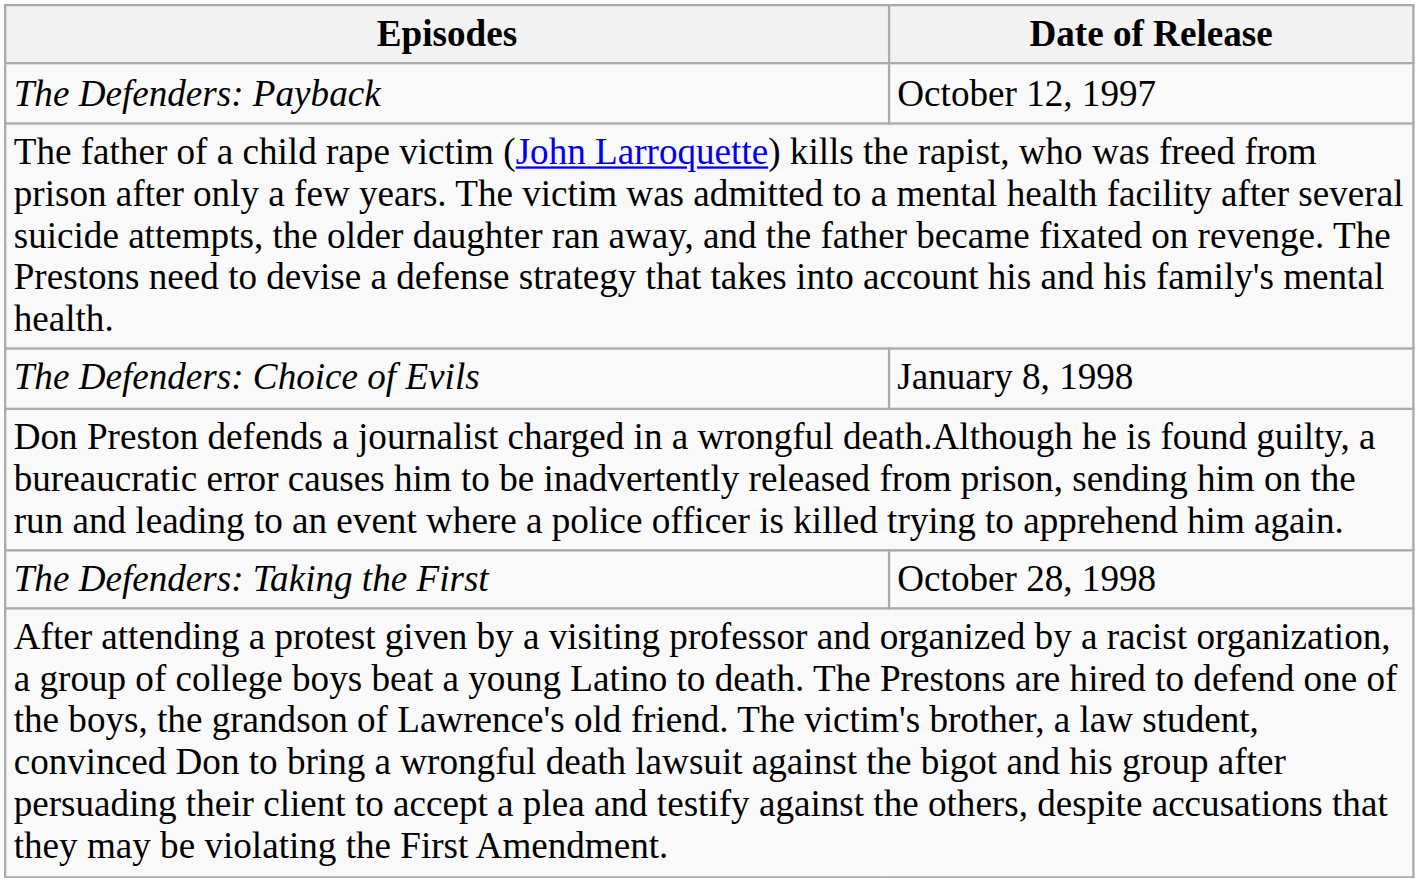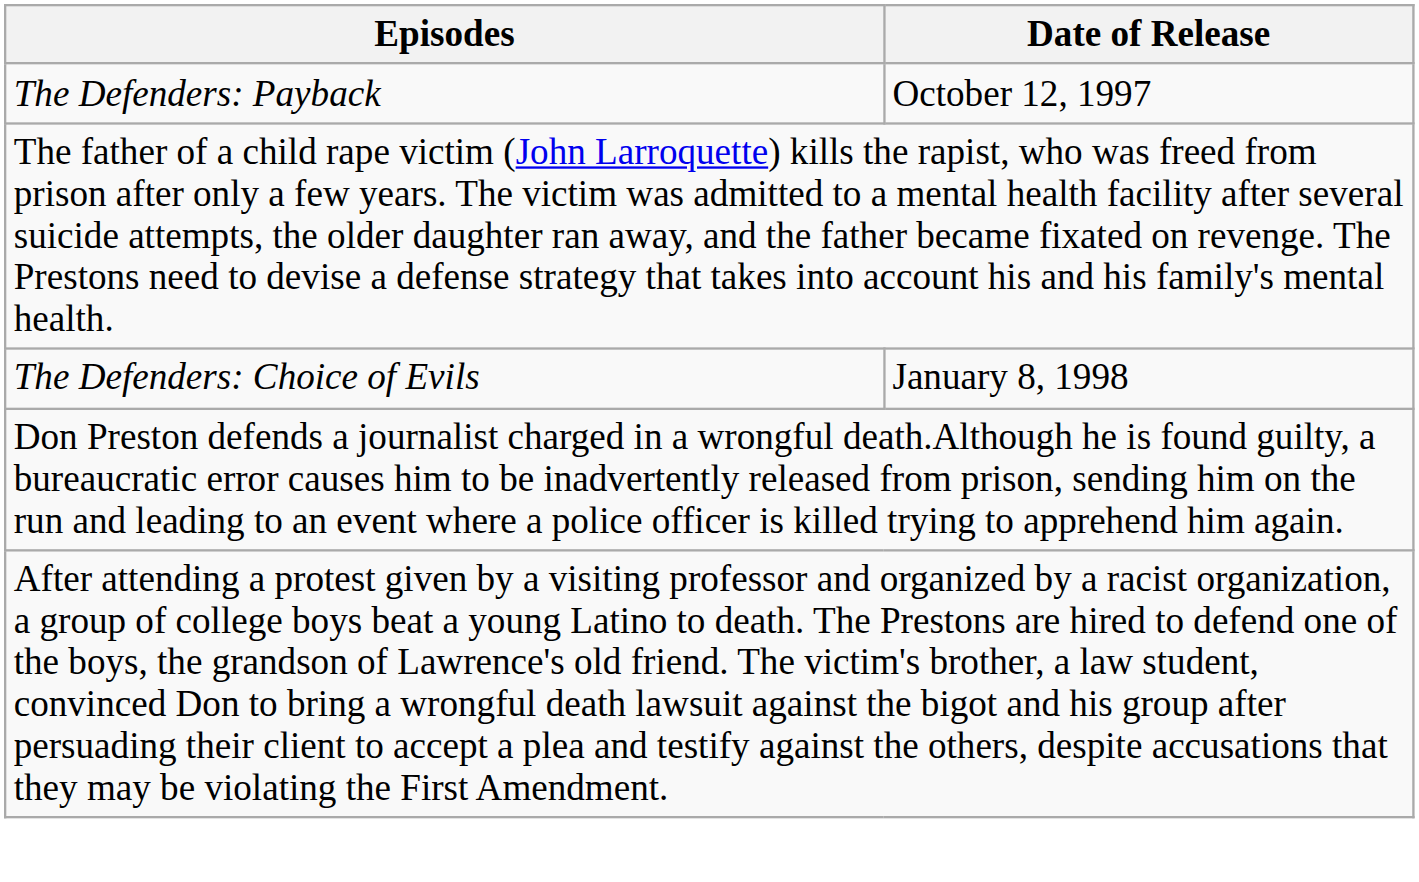- row: (251, 578)
